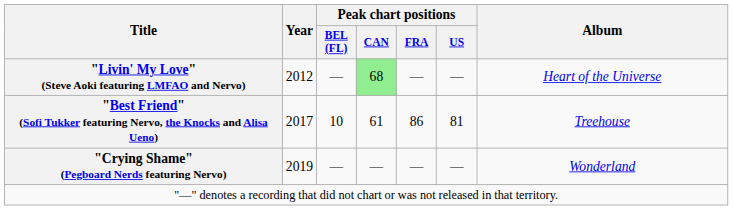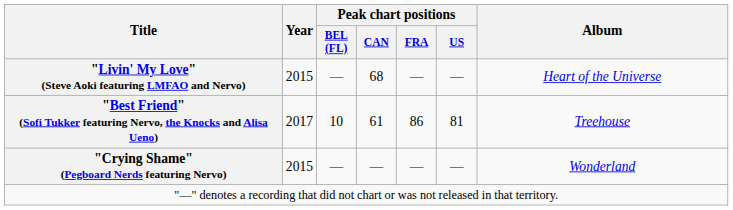(299, 77) 2012 -> (299, 77) 2015
(376, 77) lightgreen background -> (376, 77) no background
(299, 166) 2019 -> (299, 166) 2015
